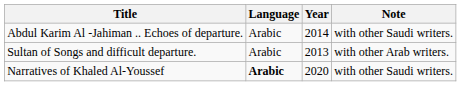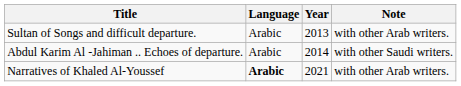rows swapped: (102, 52) <-> (125, 33)
(317, 71) 2020 -> (317, 71) 2021
(394, 71) with other Saudi writers. -> (392, 71) with other Arab writers.
